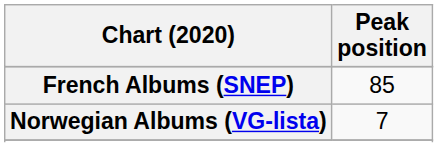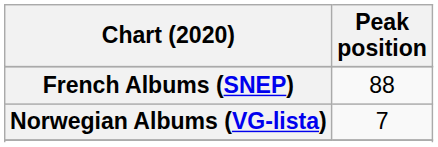(382, 85) 85 -> (382, 85) 88
